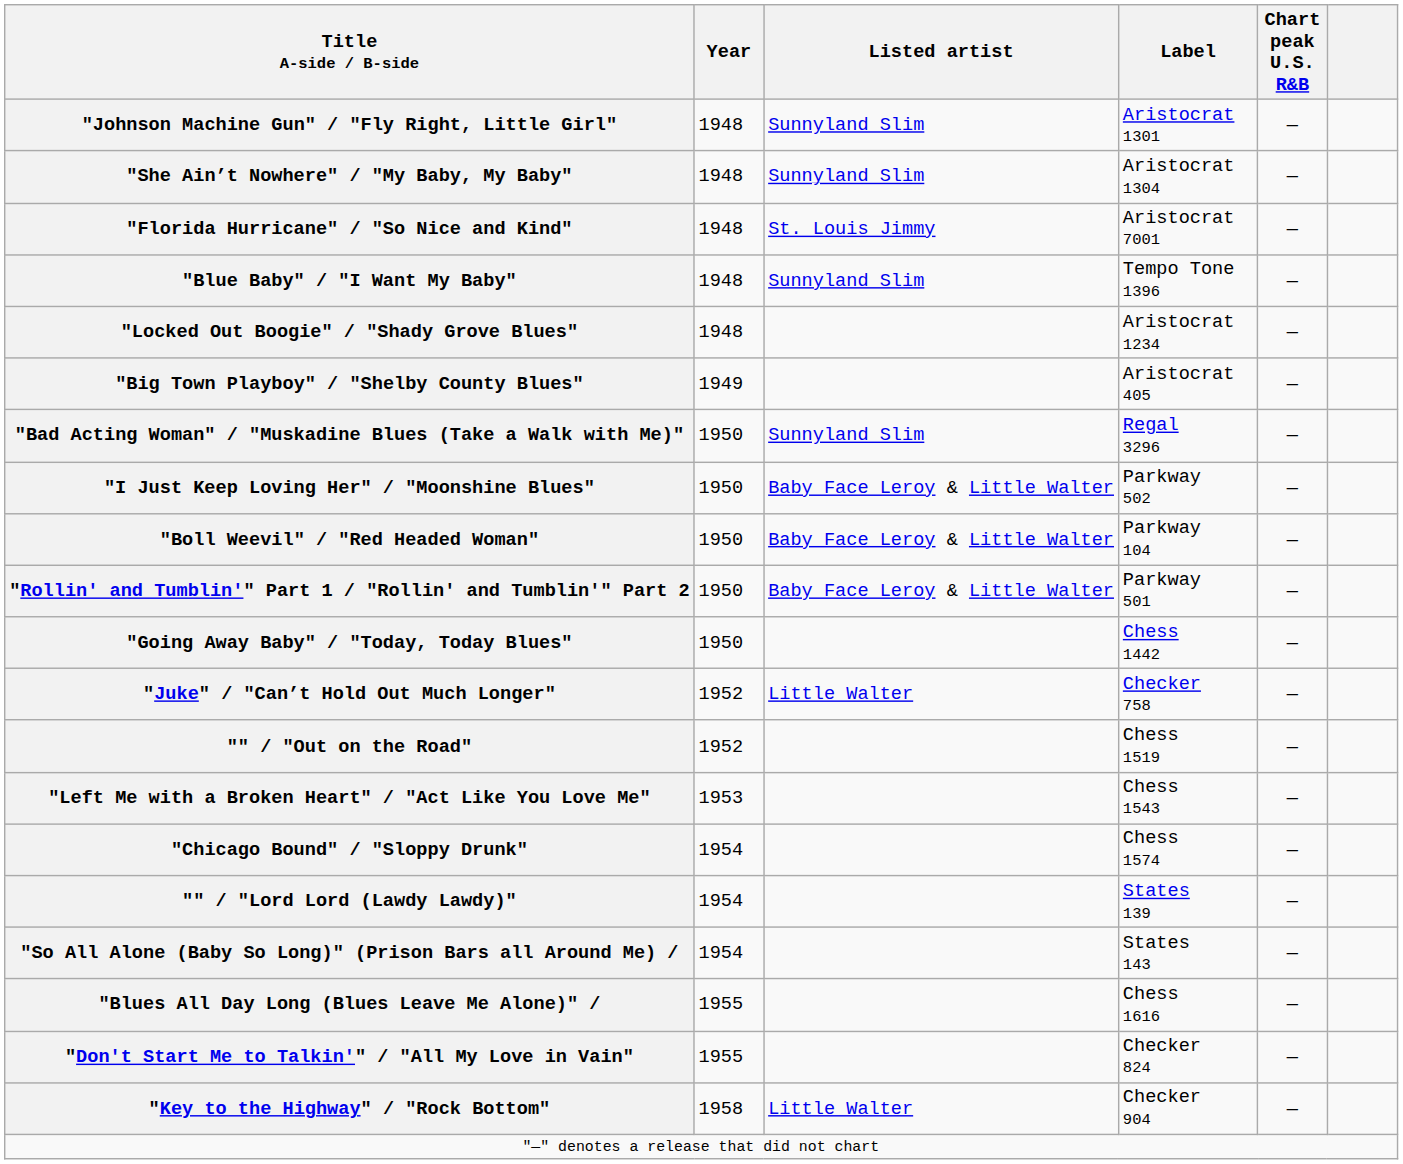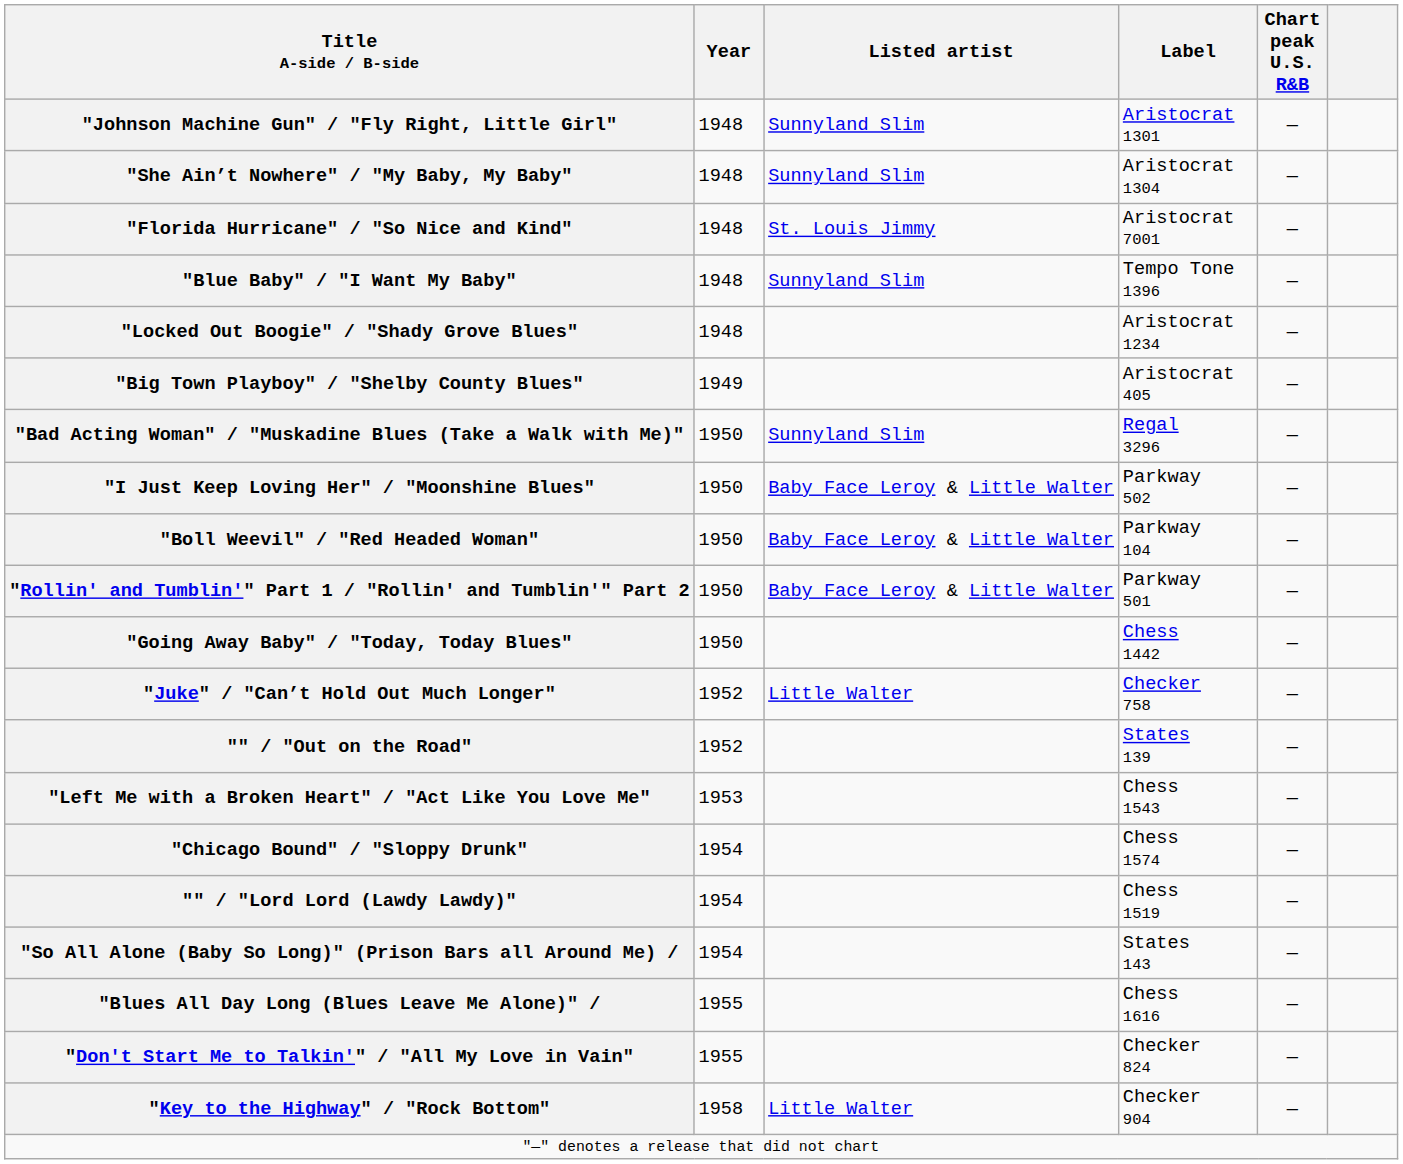(1151, 745) Chess 1519 -> (1156, 745) States 139
(1156, 901) States 139 -> (1151, 901) Chess 1519
